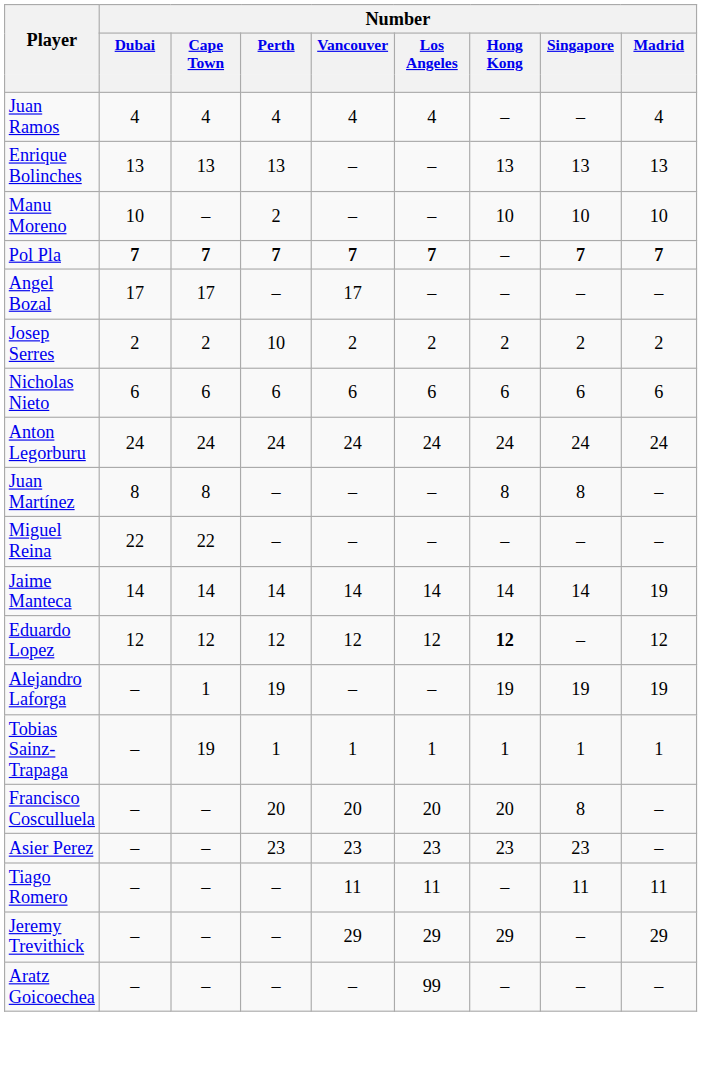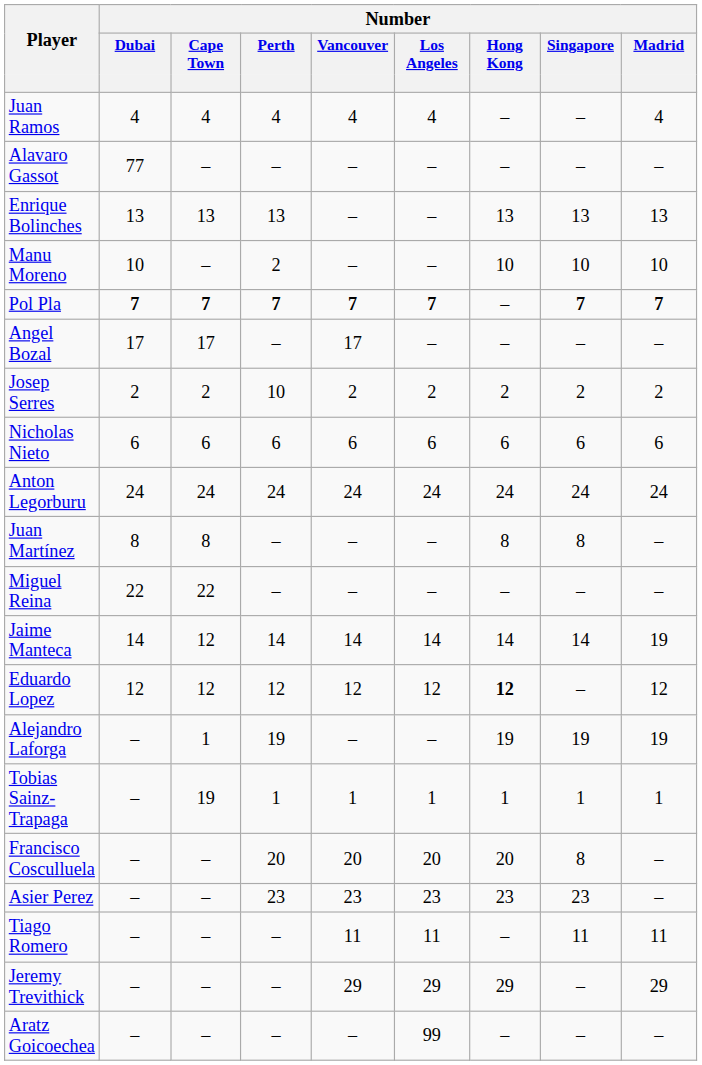+ row: (38, 166)
(206, 590) 14 -> (206, 640) 12
